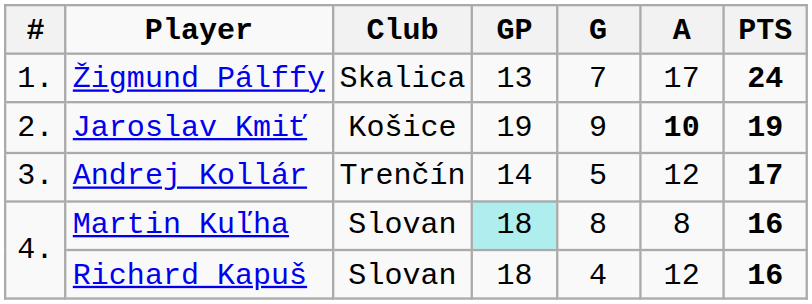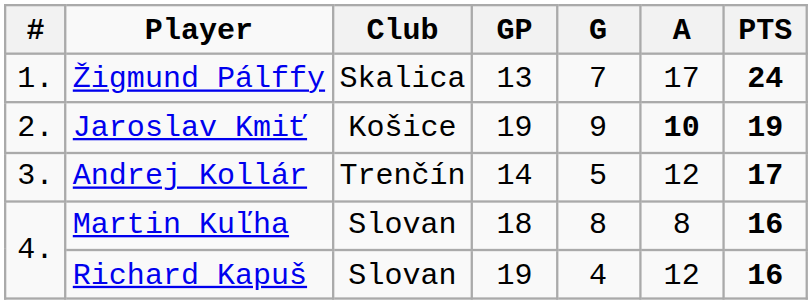(514, 225) paleturquoise background -> (514, 225) no background
(514, 274) 18 -> (514, 274) 19
